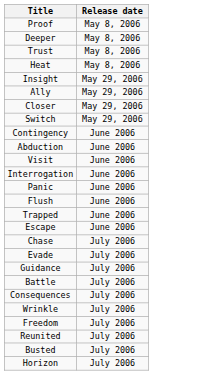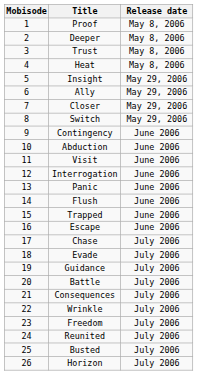+ column: (27, 11)
